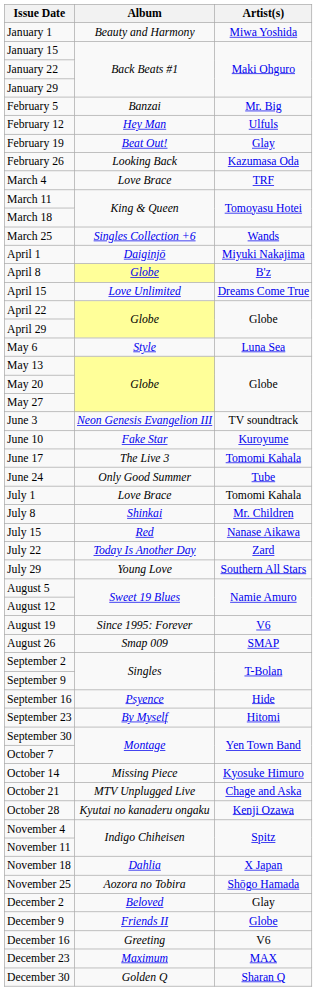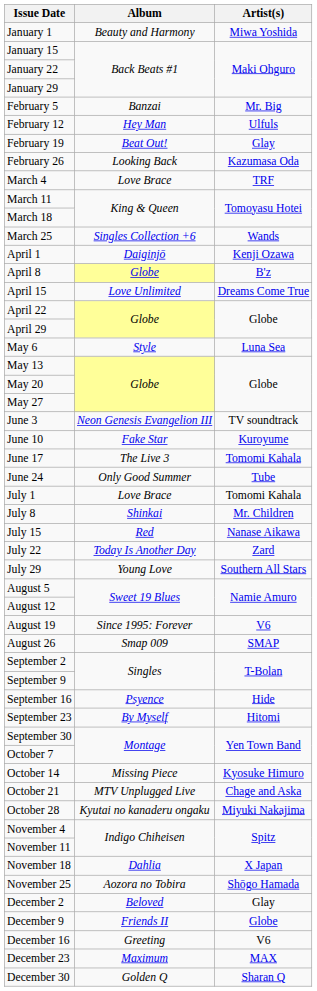(263, 254) Miyuki Nakajima -> (263, 254) Kenji Ozawa
(263, 810) Kenji Ozawa -> (263, 810) Miyuki Nakajima
